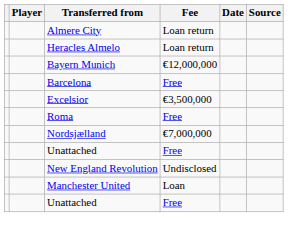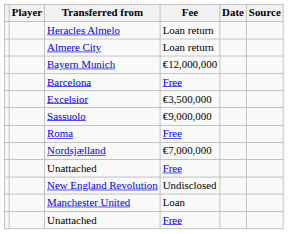rows swapped: (83, 47) <-> (74, 30)
+ row: (66, 116)
